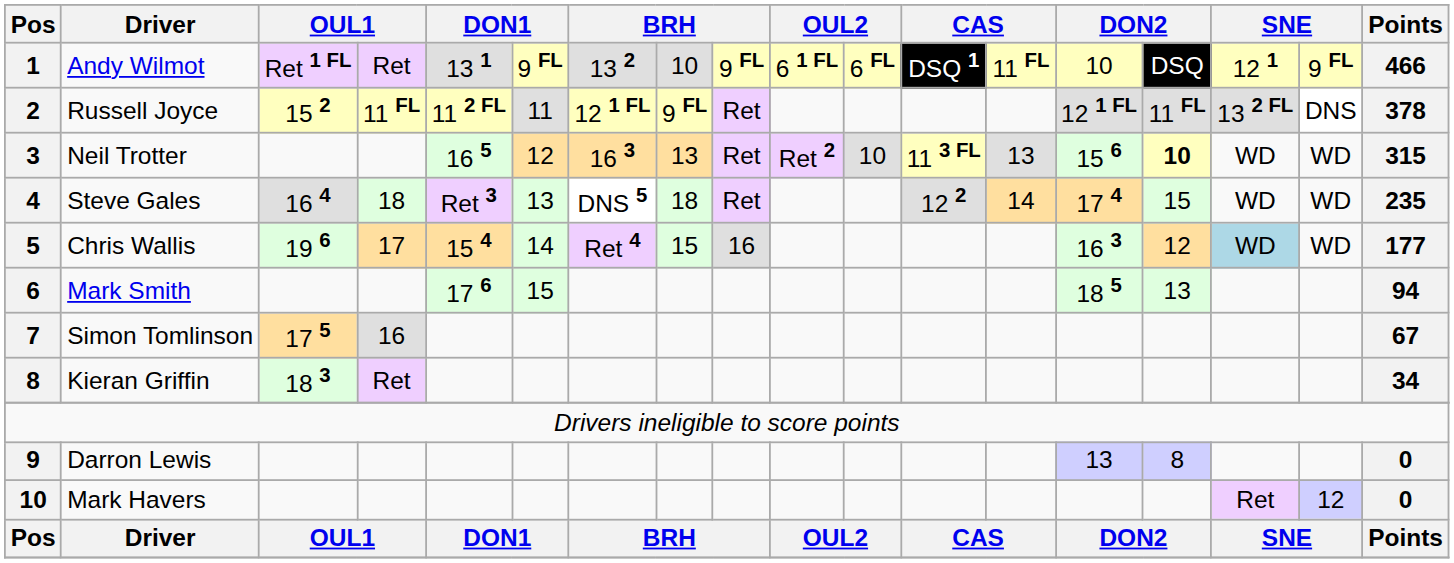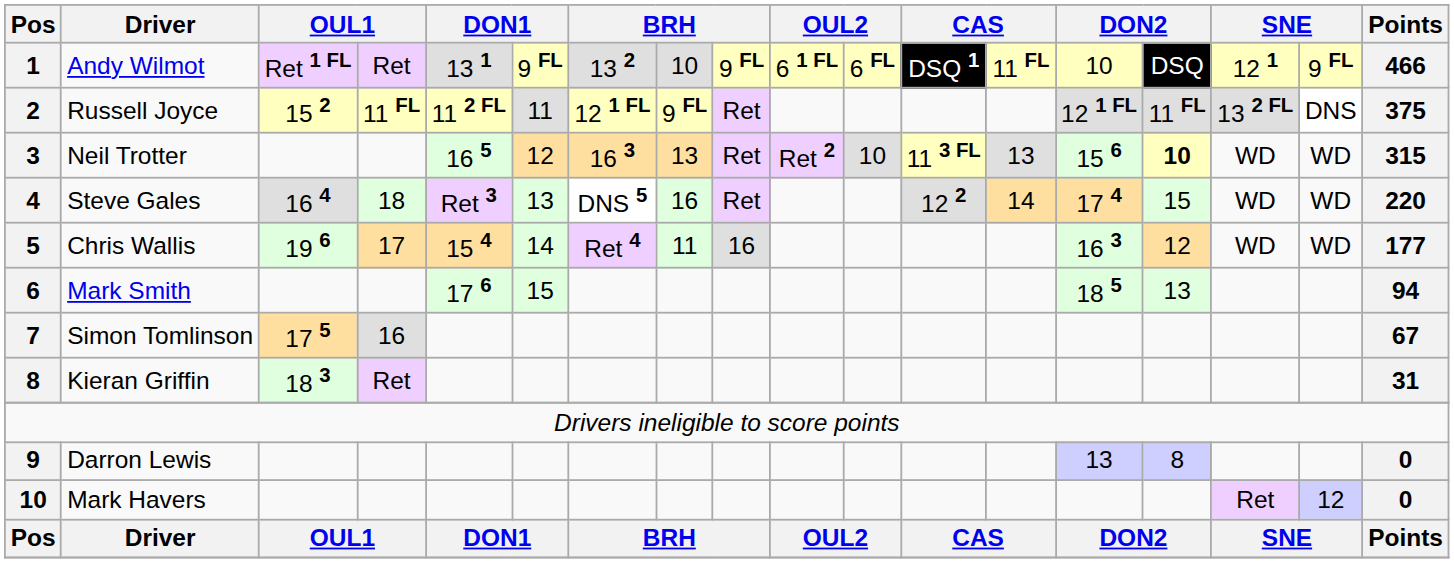(1406, 110) 378 -> (1406, 110) 375
(685, 200) 18 -> (685, 200) 16
(1406, 200) 235 -> (1406, 200) 220
(685, 245) 15 -> (685, 245) 11
(1255, 245) lightblue background -> (1255, 245) no background
(1406, 380) 34 -> (1406, 380) 31
